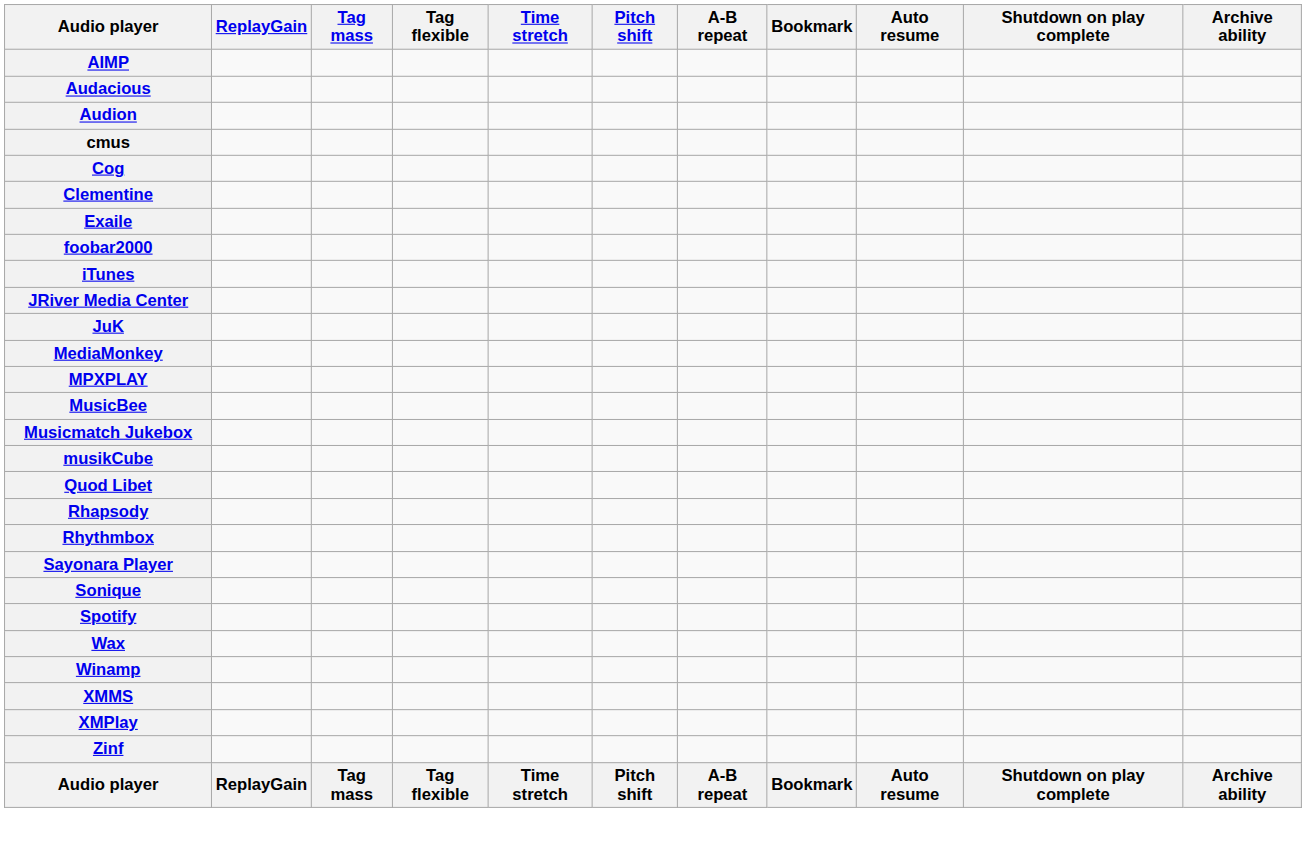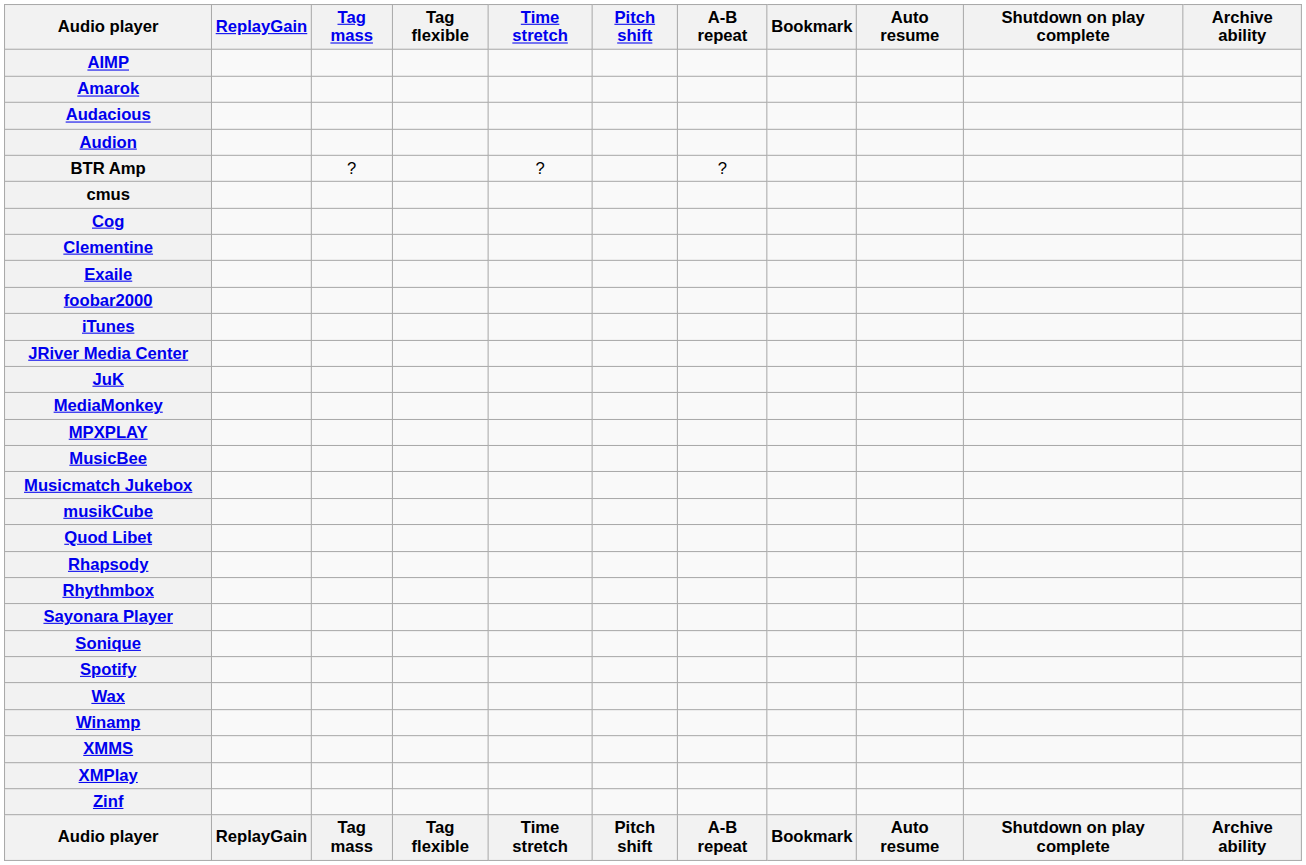+ row: (108, 89)
+ row: (108, 168)
